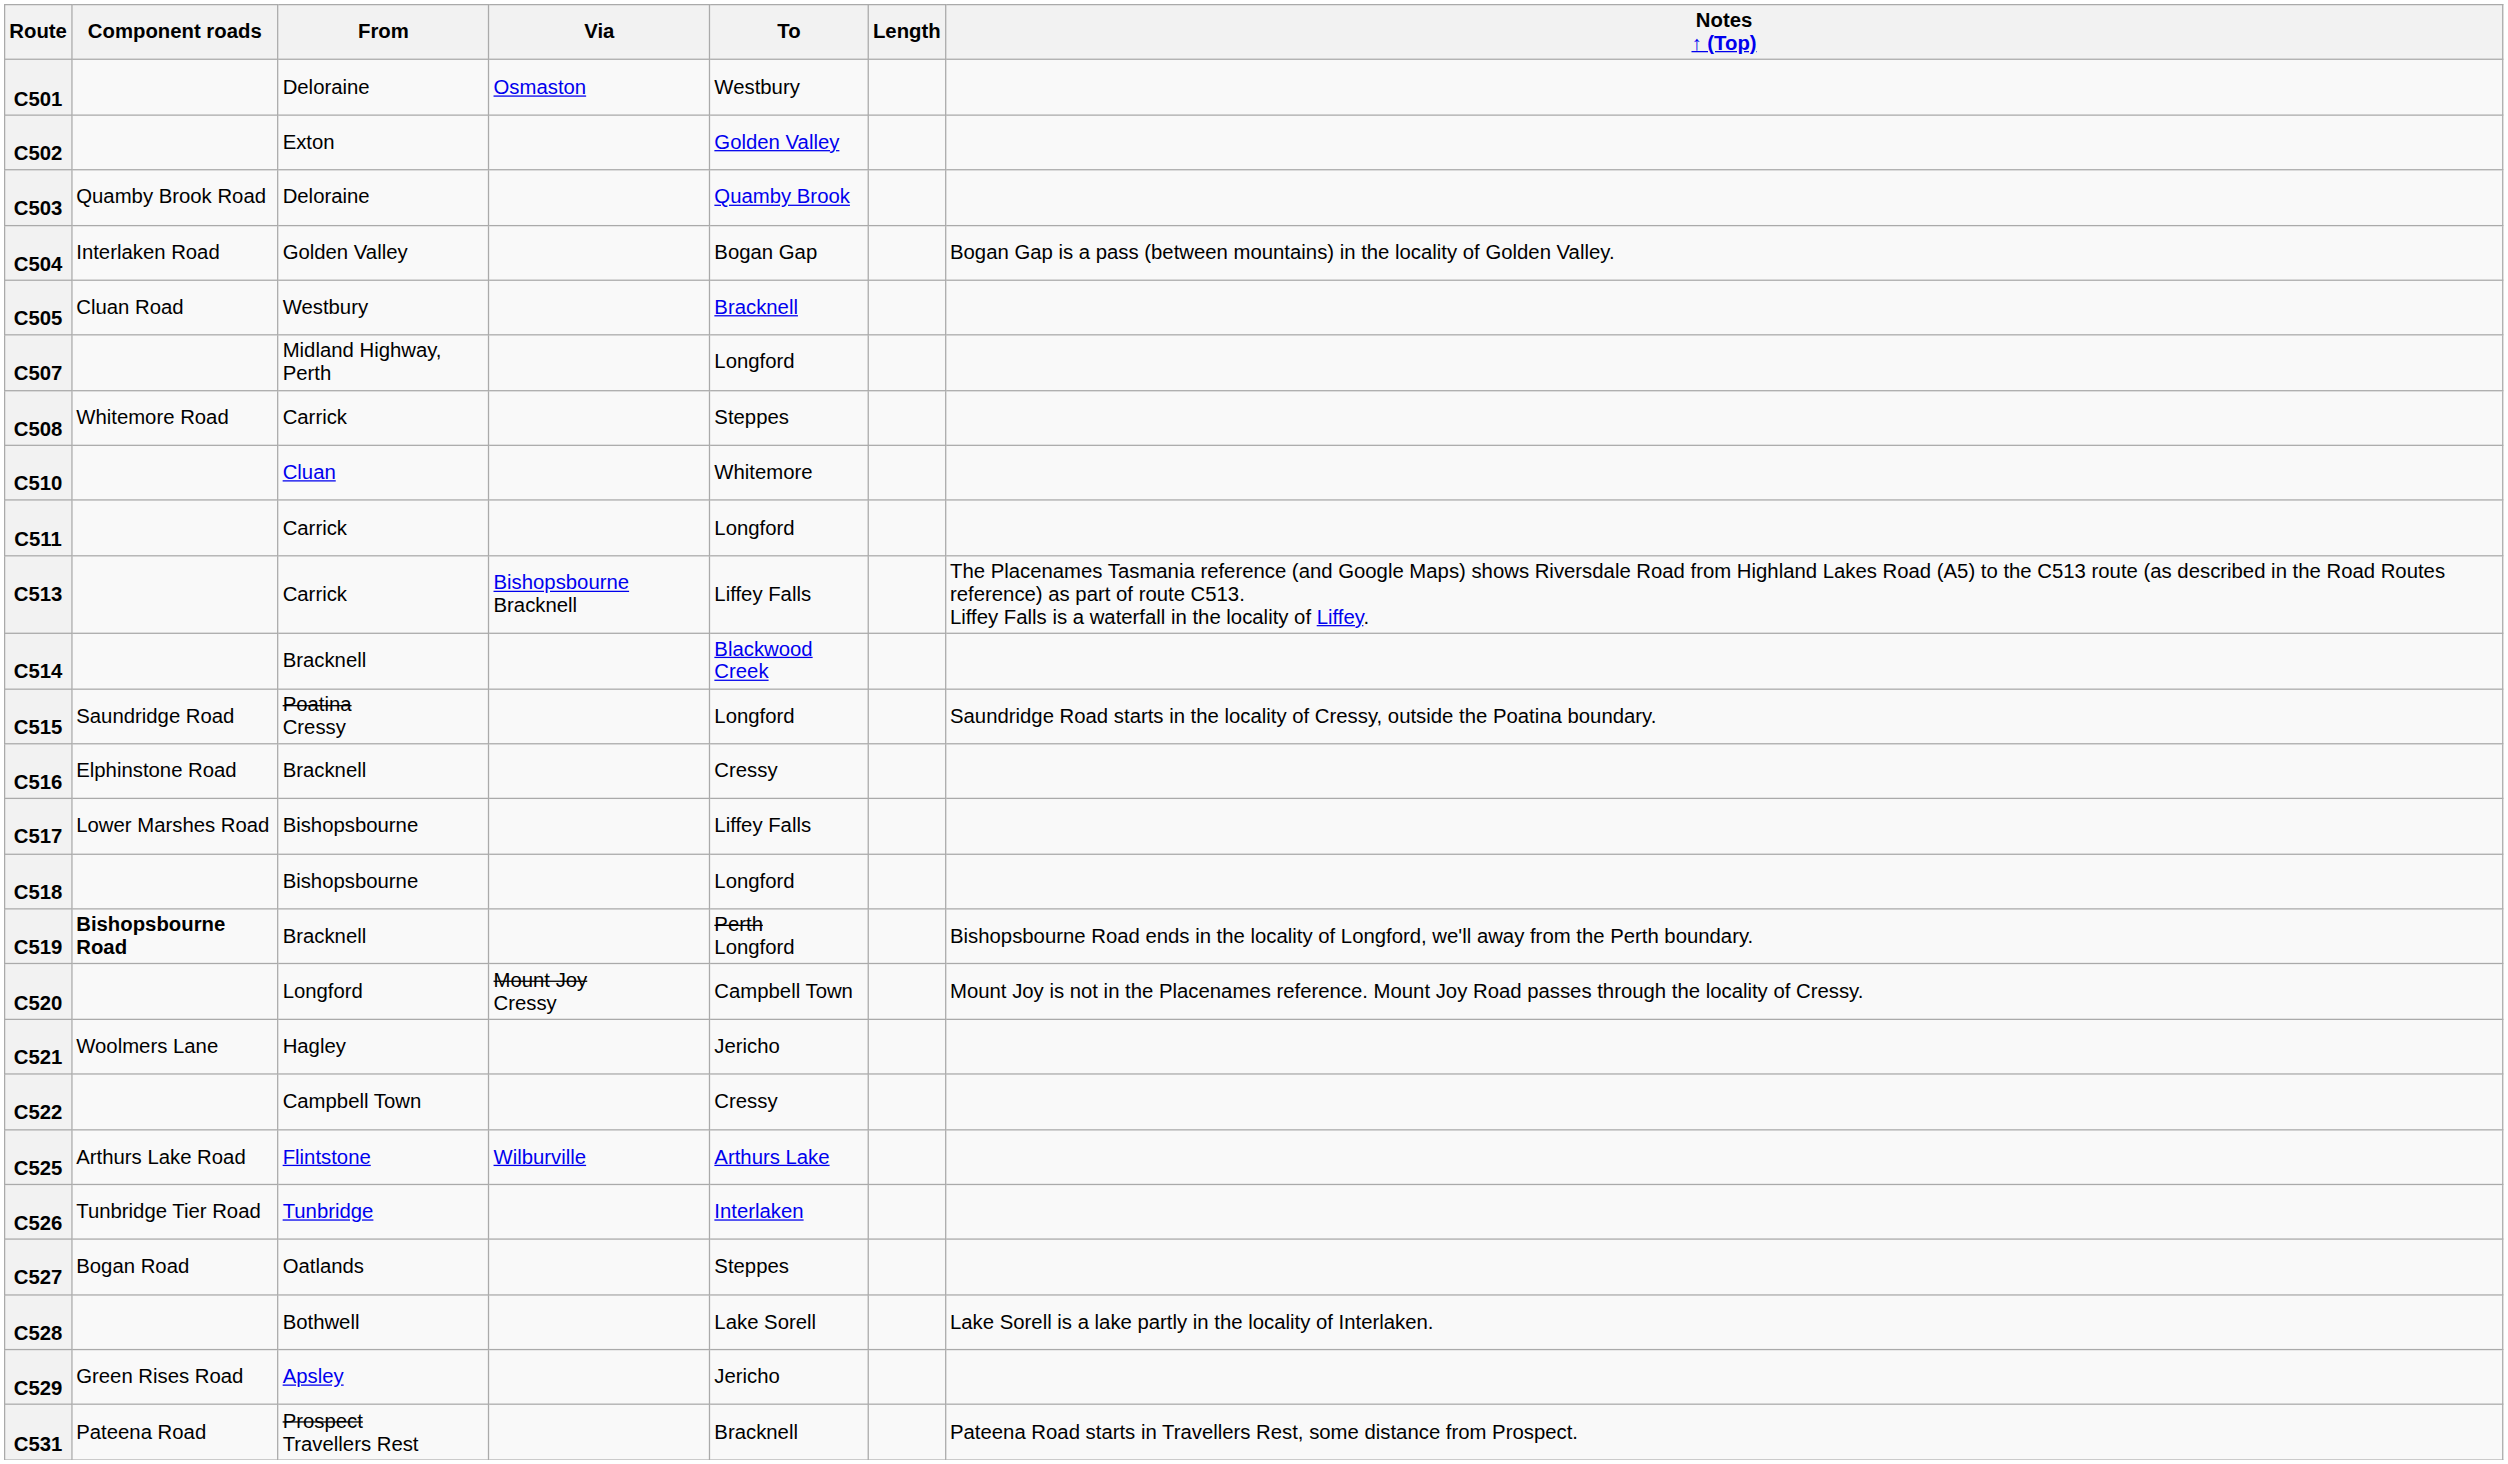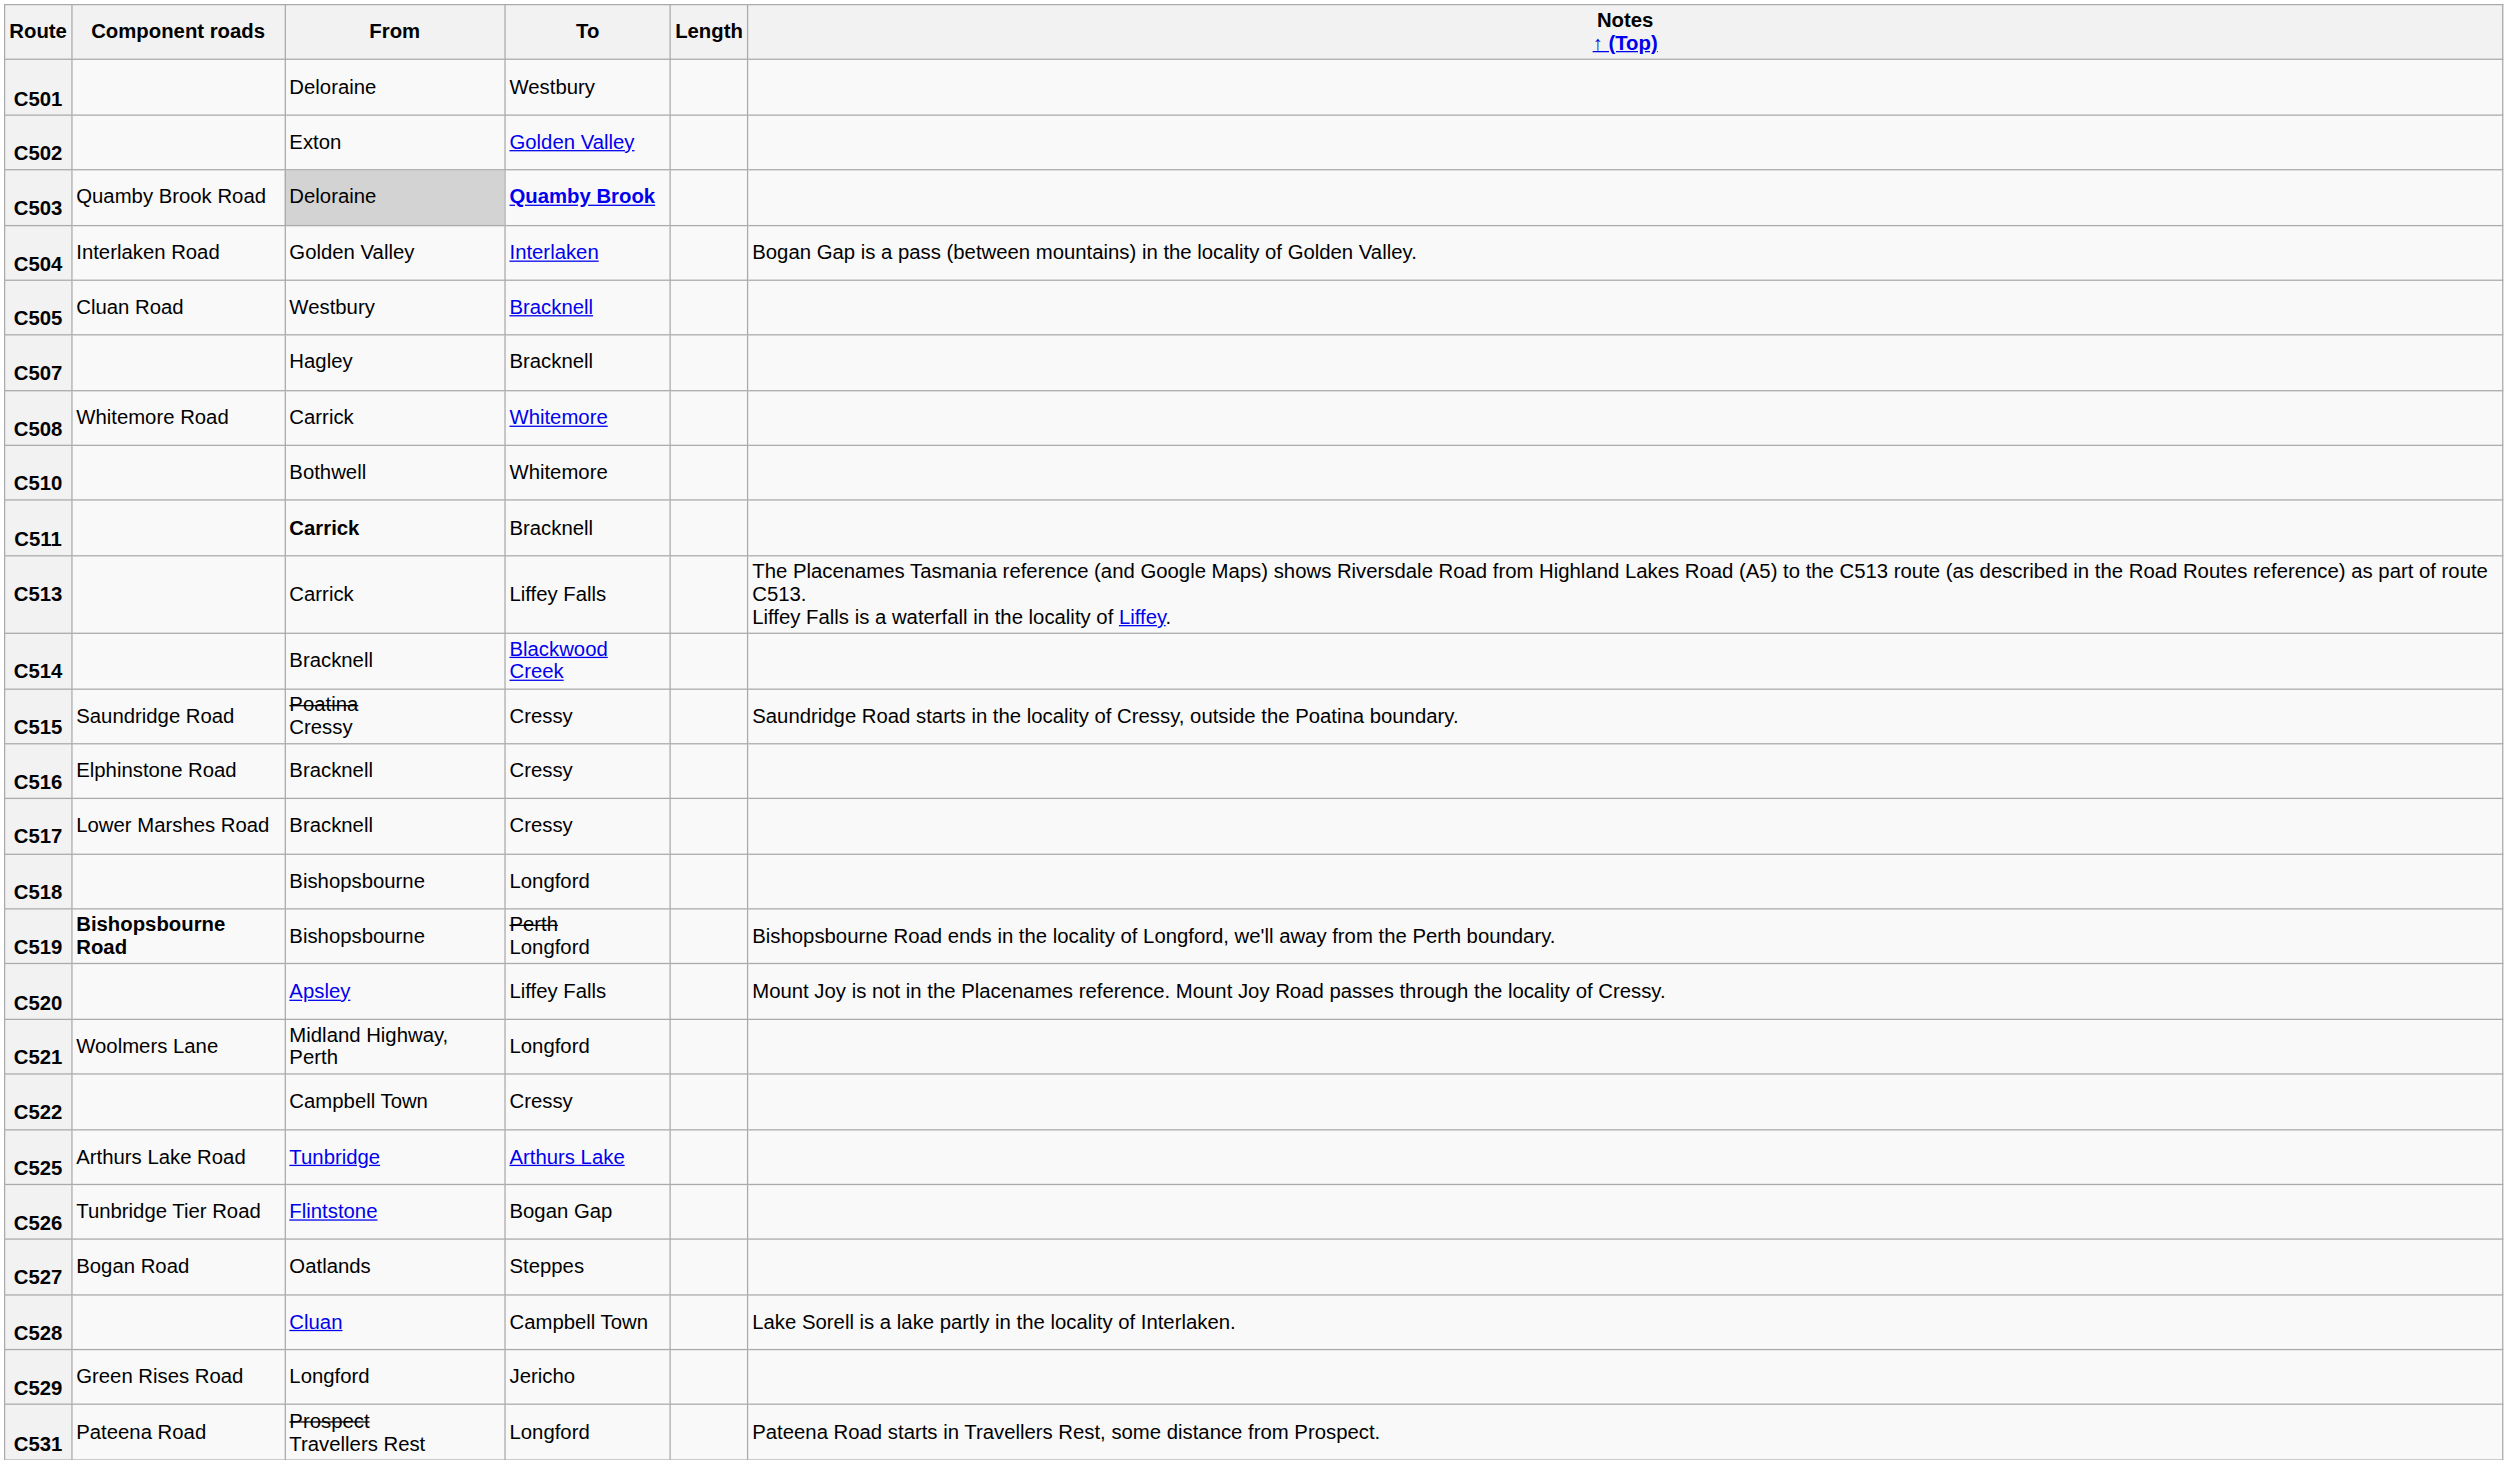- column: (599, 32)
(326, 197) no background -> (333, 197) lightgrey background
(782, 197) normal -> (582, 197) bold
(766, 252) Bogan Gap -> (554, 252) Interlaken
(362, 362) Midland Highway, Perth -> (321, 362) Hagley
(754, 362) Longford -> (551, 362) Bracknell
(752, 417) Steppes -> (559, 417) Whitemore
(309, 472) Cluan -> (328, 472) Bothwell
(315, 527) normal -> (324, 527) bold
(754, 527) Longford -> (551, 527) Bracknell
(754, 715) Longford -> (541, 715) Cressy
(350, 826) Bishopsbourne -> (331, 826) Bracknell
(763, 826) Liffey Falls -> (541, 826) Cressy
(324, 936) Bracknell -> (357, 936) Bishopsbourne
(323, 991) Longford -> (320, 991) Apsley
(784, 991) Campbell Town -> (558, 991) Liffey Falls
(314, 1046) Hagley -> (369, 1046) Midland Highway, Perth
(747, 1046) Jericho -> (550, 1046) Longford
(327, 1156) Flintstone -> (335, 1156) Tunbridge
(328, 1211) Tunbridge -> (333, 1211) Flintstone
(759, 1211) Interlaken -> (561, 1211) Bogan Gap
(321, 1321) Bothwell -> (316, 1321) Cluan
(765, 1321) Lake Sorell -> (579, 1321) Campbell Town
(313, 1376) Apsley -> (329, 1376) Longford
(756, 1432) Bracknell -> (550, 1432) Longford
